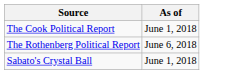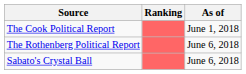+ column: (163, 12)
(171, 61) June 1, 2018 -> (213, 61) June 6, 2018
